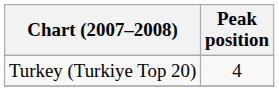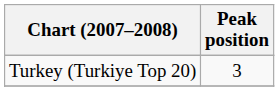(237, 70) 4 -> (237, 70) 3
